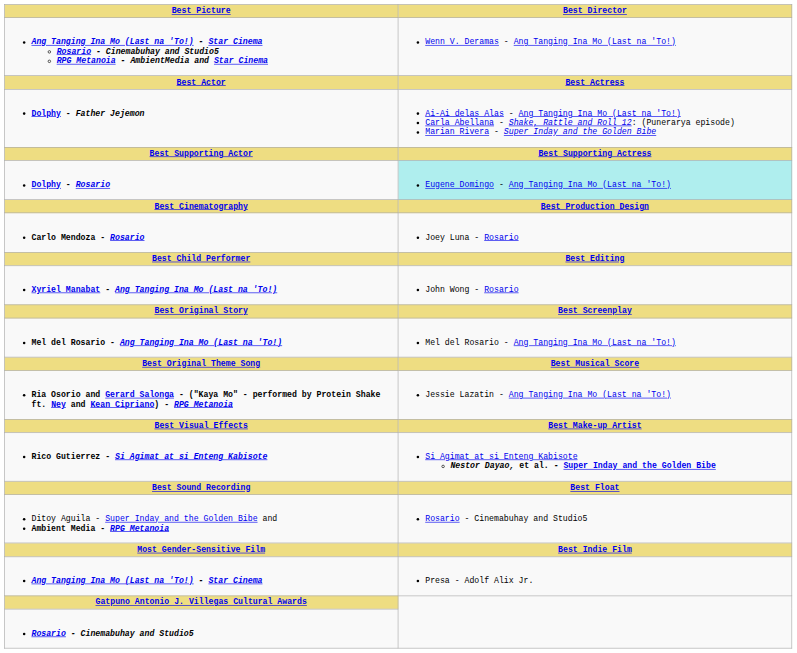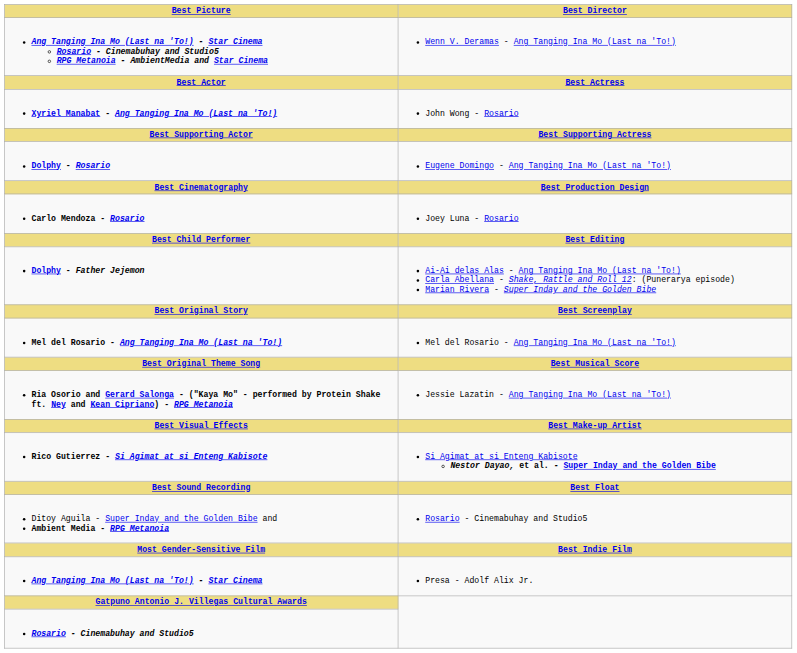rows swapped: (201, 113) <-> (201, 290)
(595, 185) paleturquoise background -> (595, 166) no background
